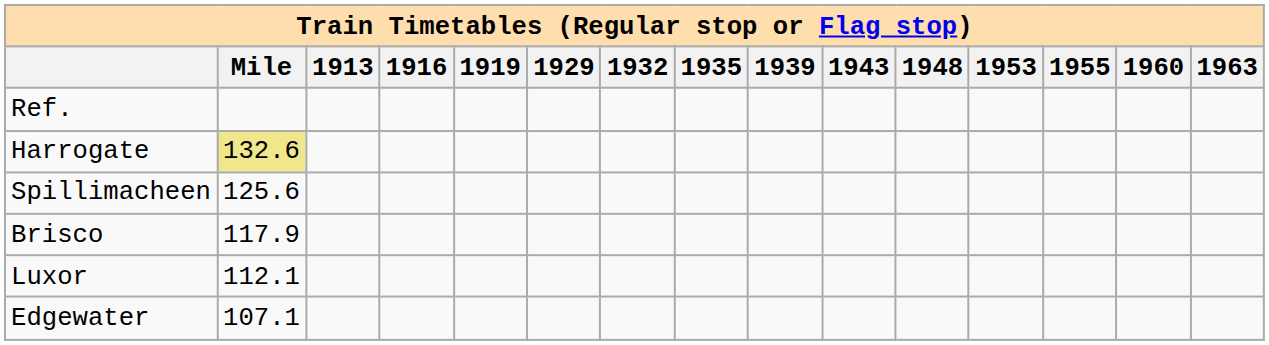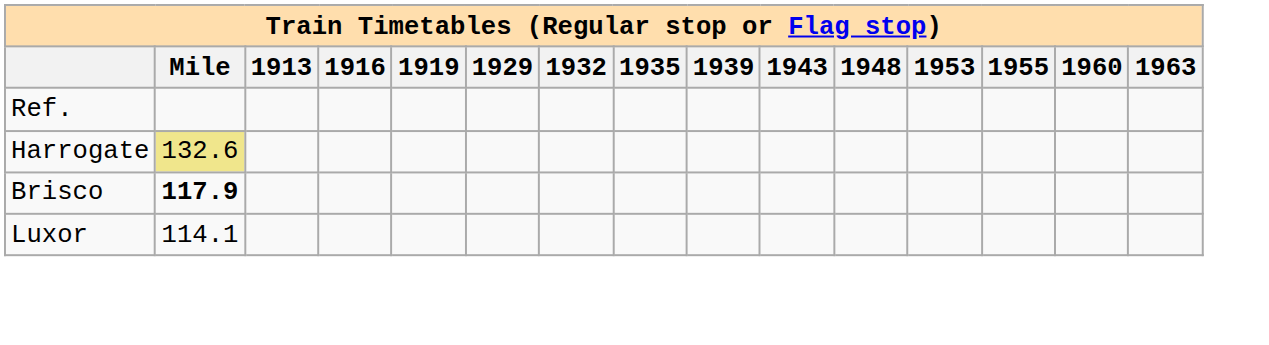- row: (111, 193)
(262, 235) normal -> (200, 193) bold
(262, 276) 112.1 -> (200, 235) 114.1
- row: (80, 318)
